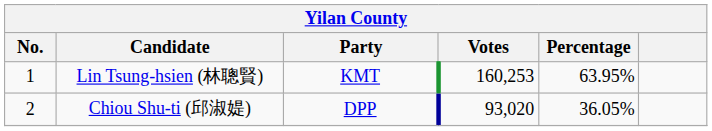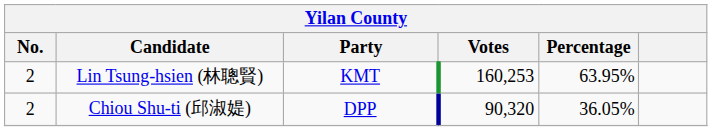(30, 77) 1 -> (30, 77) 2
(510, 109) 93,020 -> (510, 109) 90,320
